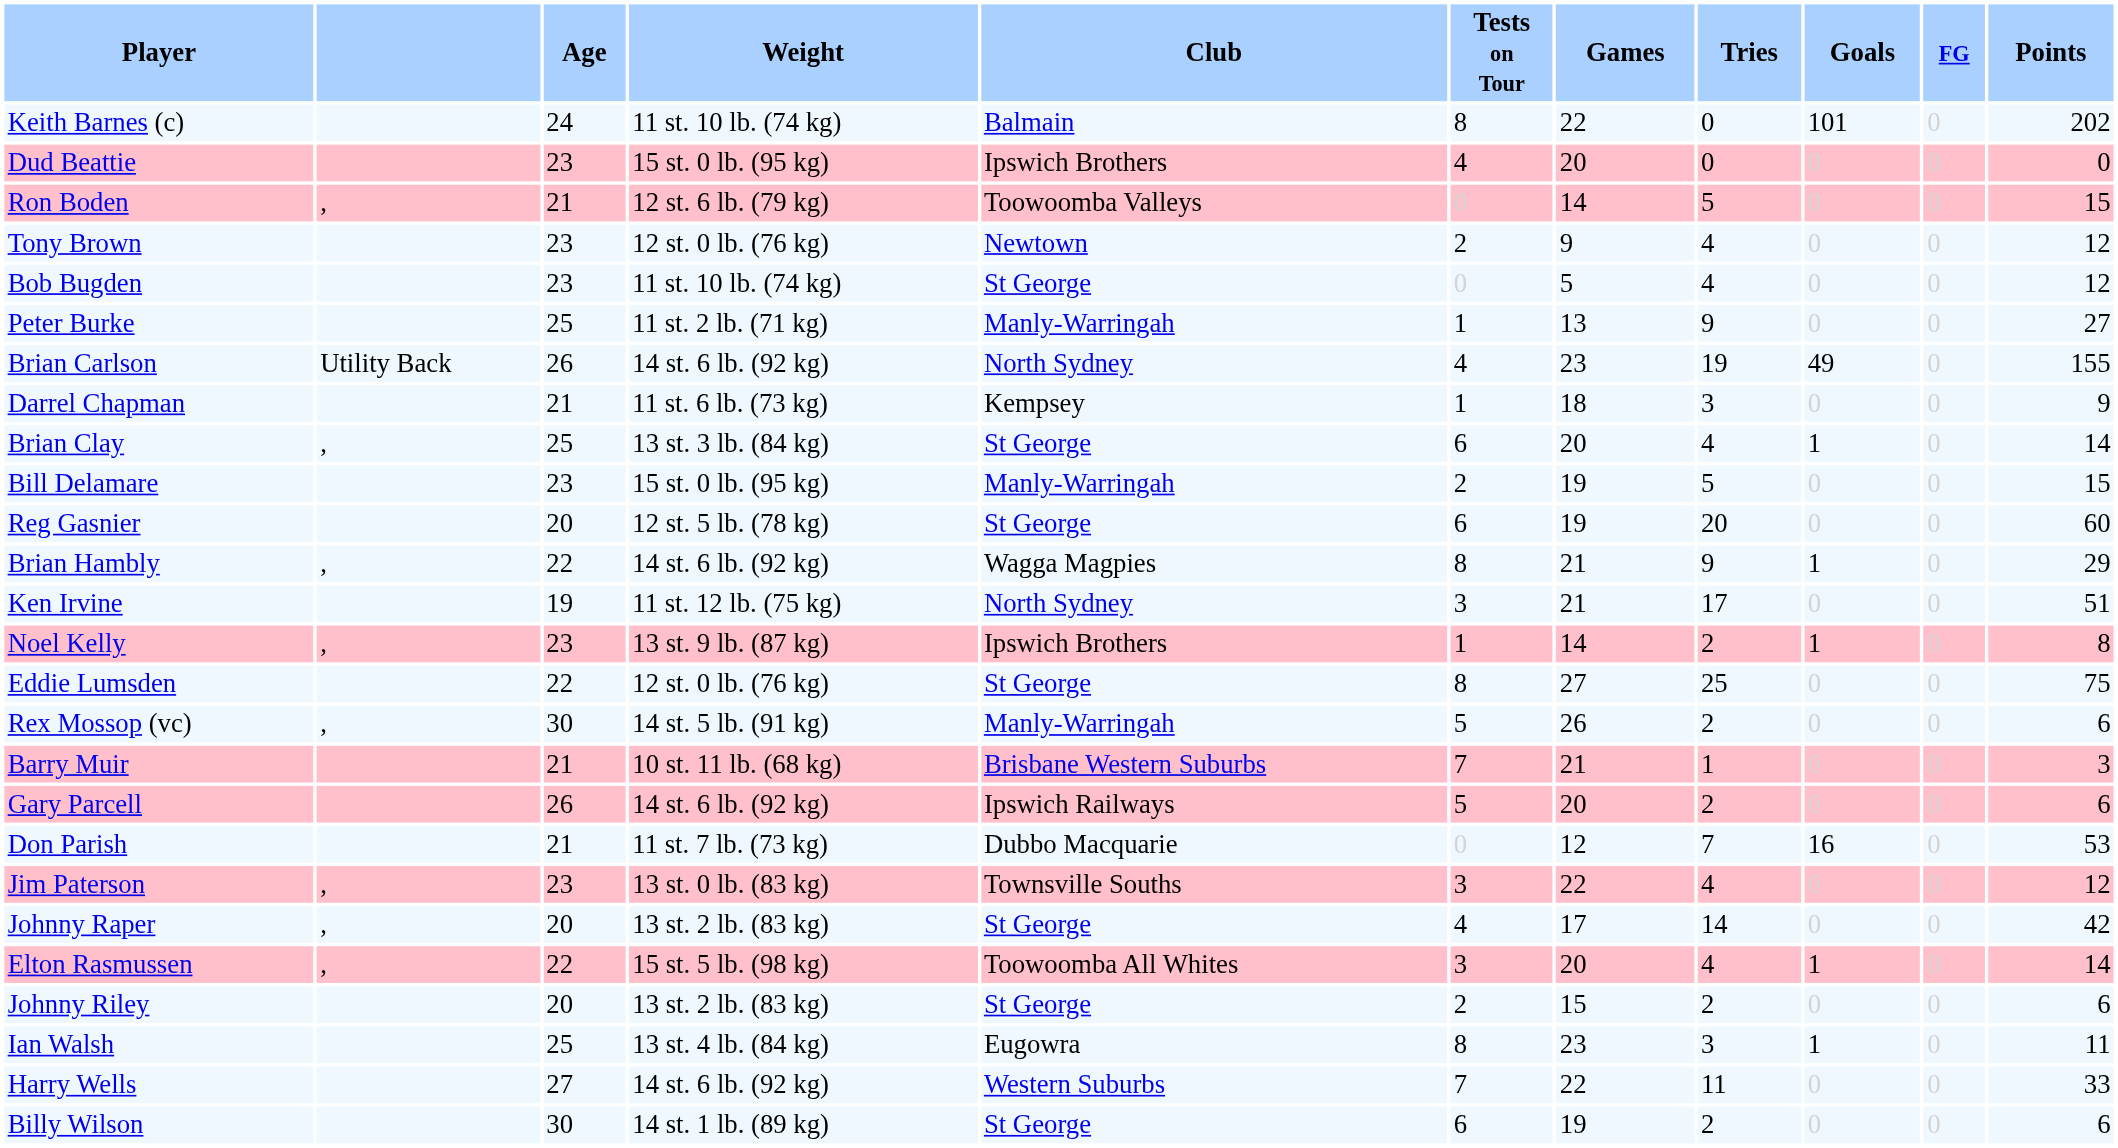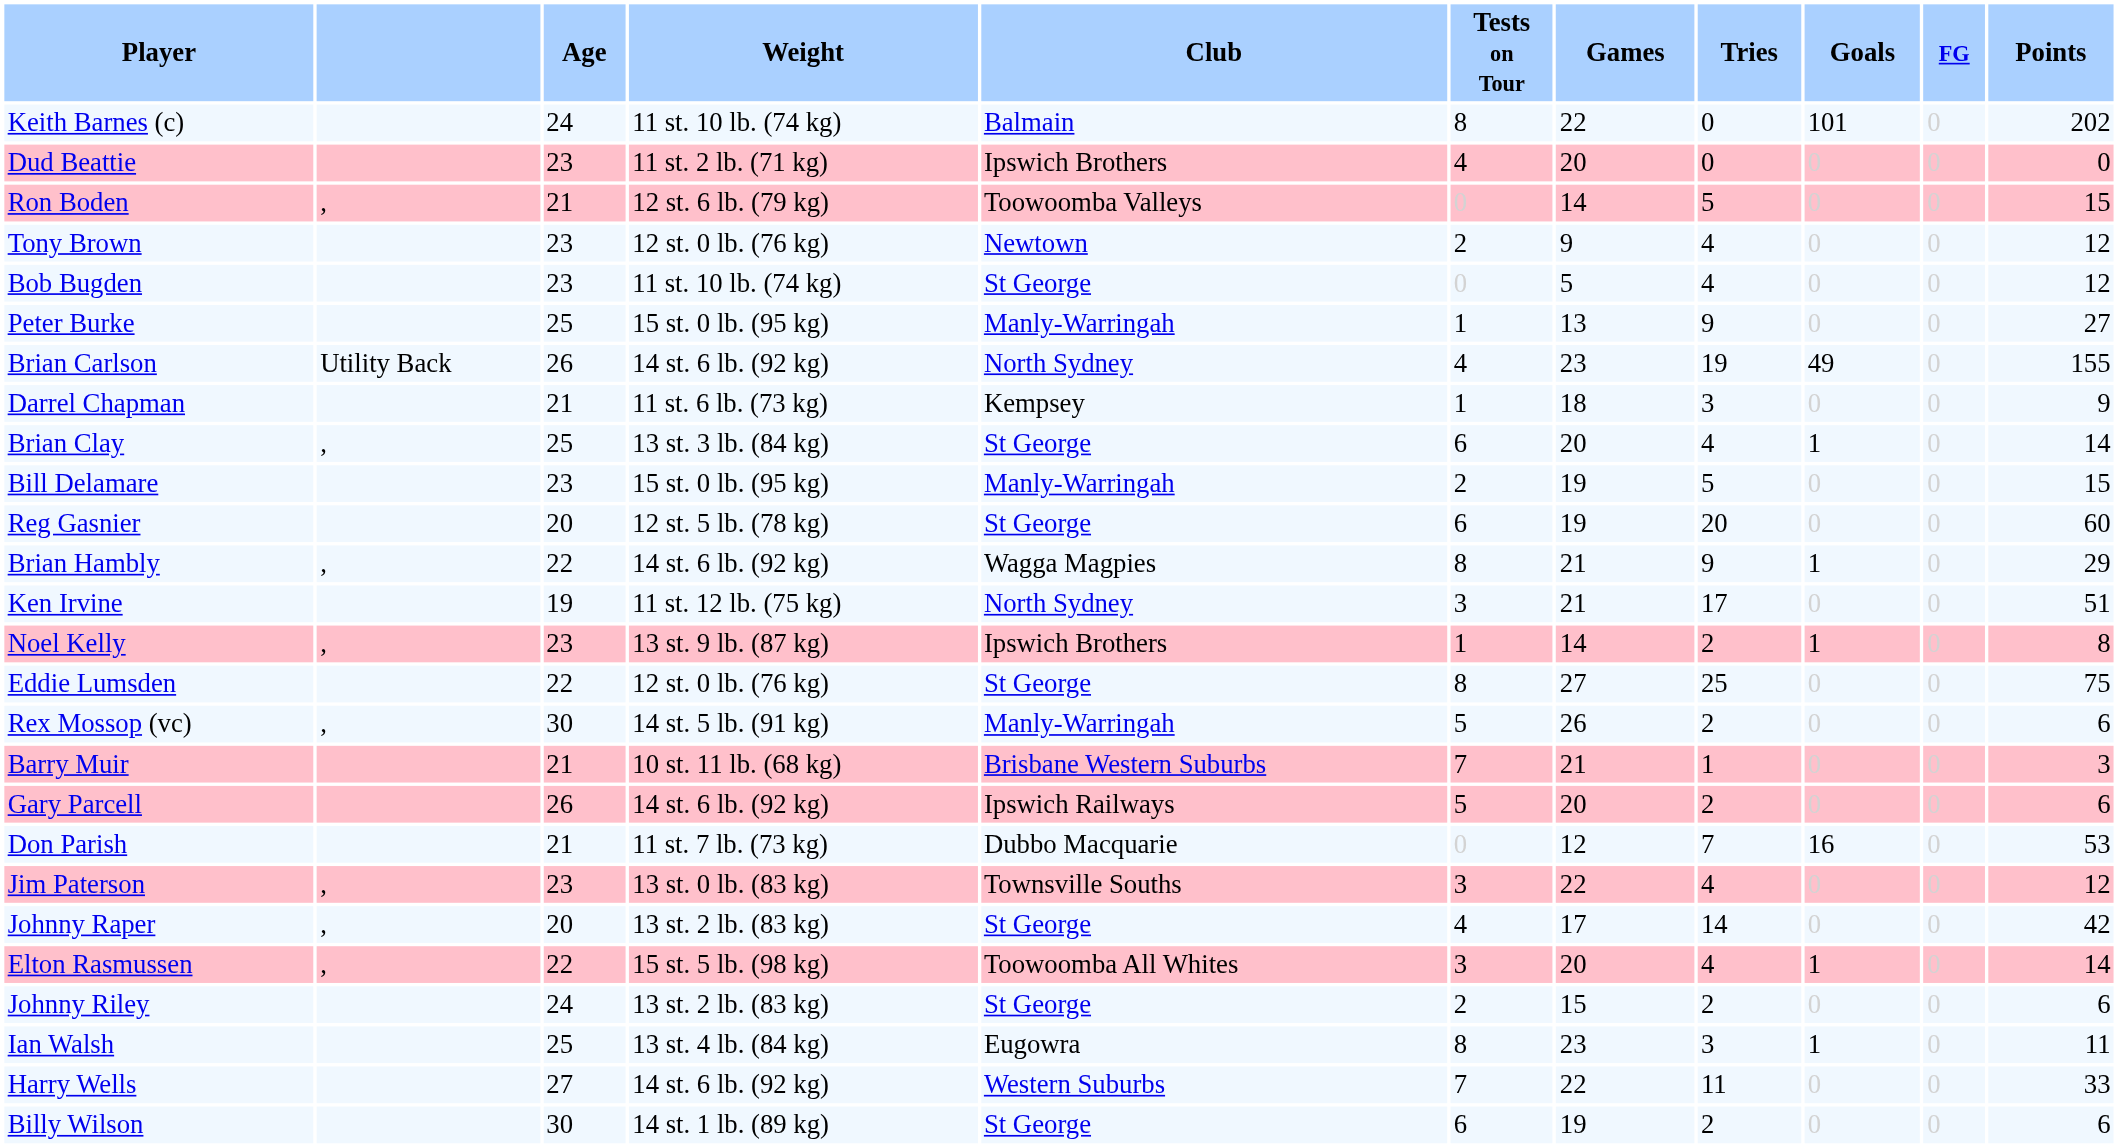(731, 162) 15 st. 0 lb. (95 kg) -> (730, 162) 11 st. 2 lb. (71 kg)
(730, 322) 11 st. 2 lb. (71 kg) -> (731, 322) 15 st. 0 lb. (95 kg)
(560, 1004) 20 -> (560, 1004) 24
